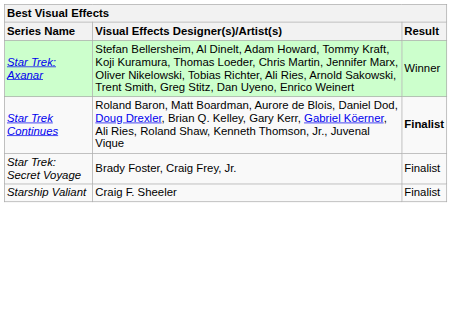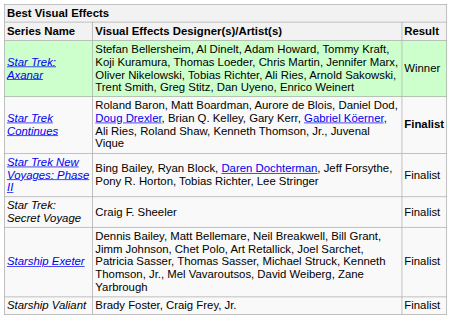+ row: (48, 175)
(166, 168) Brady Foster, Craig Frey, Jr. -> (136, 212) Craig F. Sheeler
+ row: (46, 262)
(136, 193) Craig F. Sheeler -> (166, 305) Brady Foster, Craig Frey, Jr.
